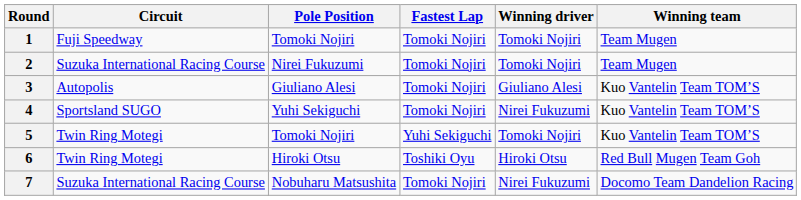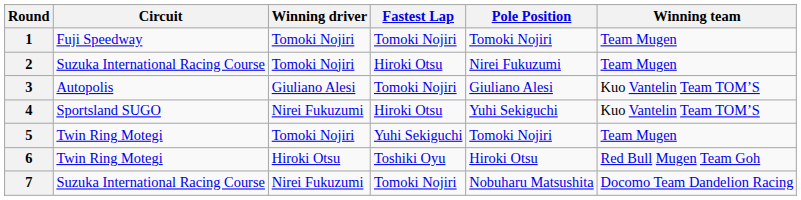columns swapped: (334, 15) <-> (546, 15)
(444, 63) Tomoki Nojiri -> (408, 63) Hiroki Otsu
(444, 111) Tomoki Nojiri -> (408, 111) Hiroki Otsu
(680, 134) Kuo Vantelin Team TOM’S -> (639, 134) Team Mugen
